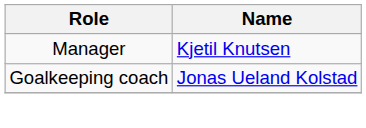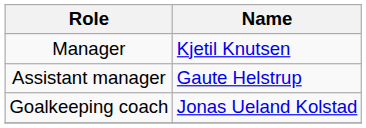+ row: (89, 78)
